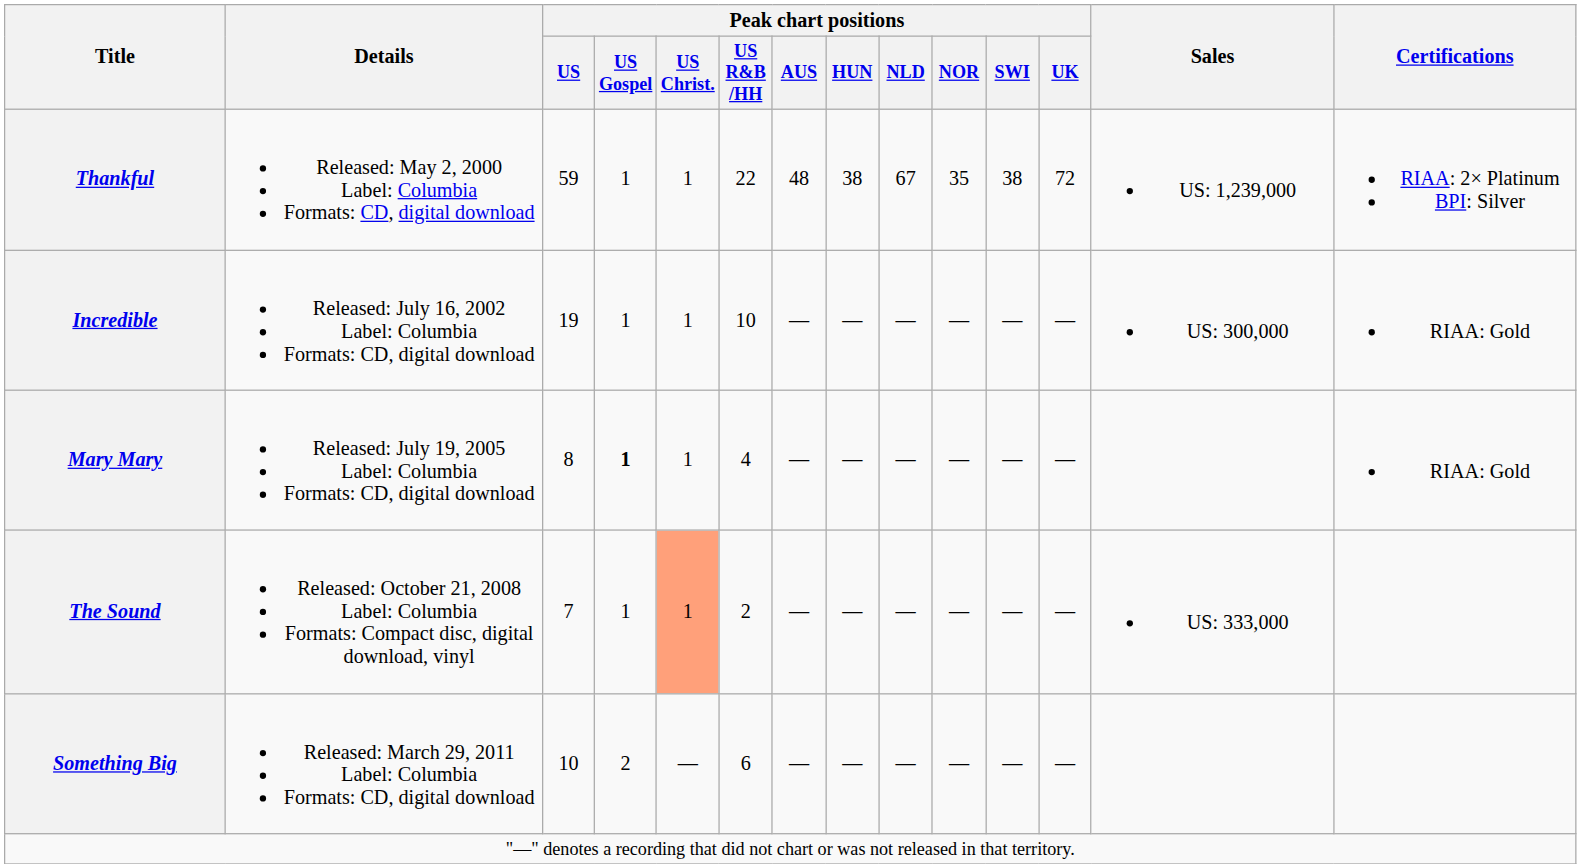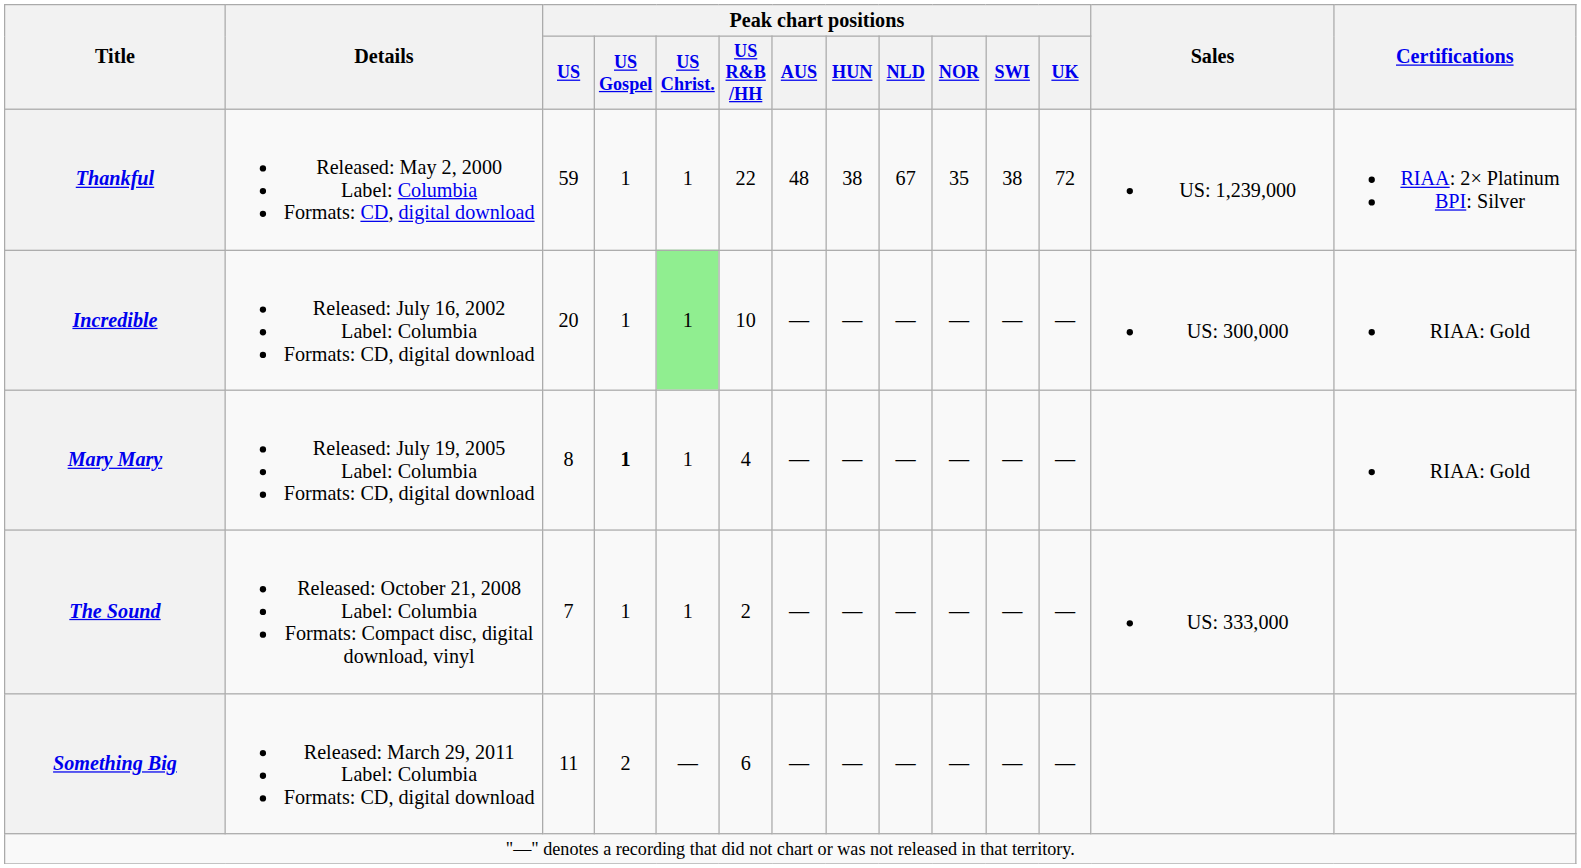(569, 319) 19 -> (569, 319) 20
(688, 319) no background -> (688, 319) lightgreen background
(688, 611) lightsalmon background -> (688, 611) no background
(569, 763) 10 -> (569, 763) 11
